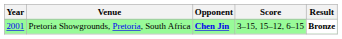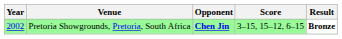(15, 26) 2001 -> (15, 26) 2002
